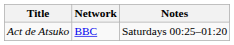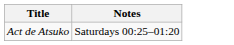- column: (96, 13)
